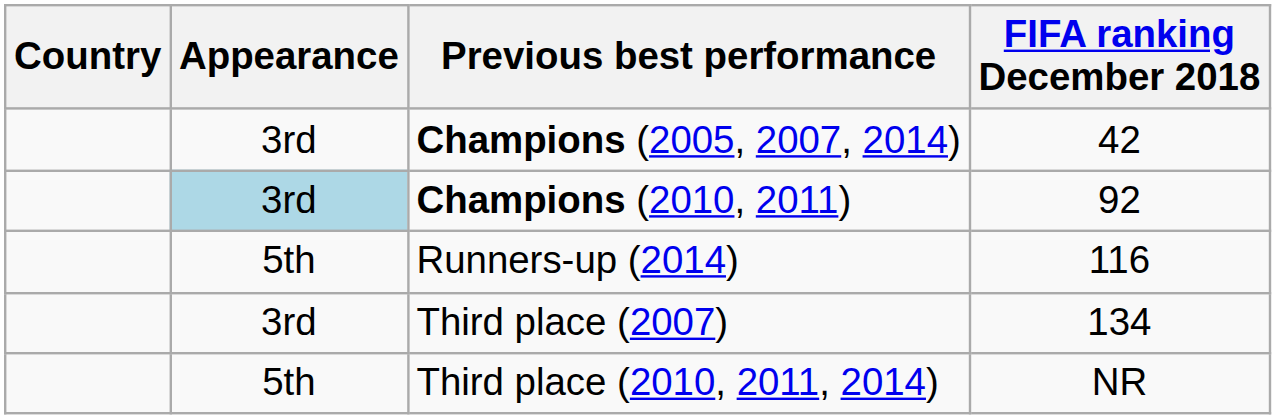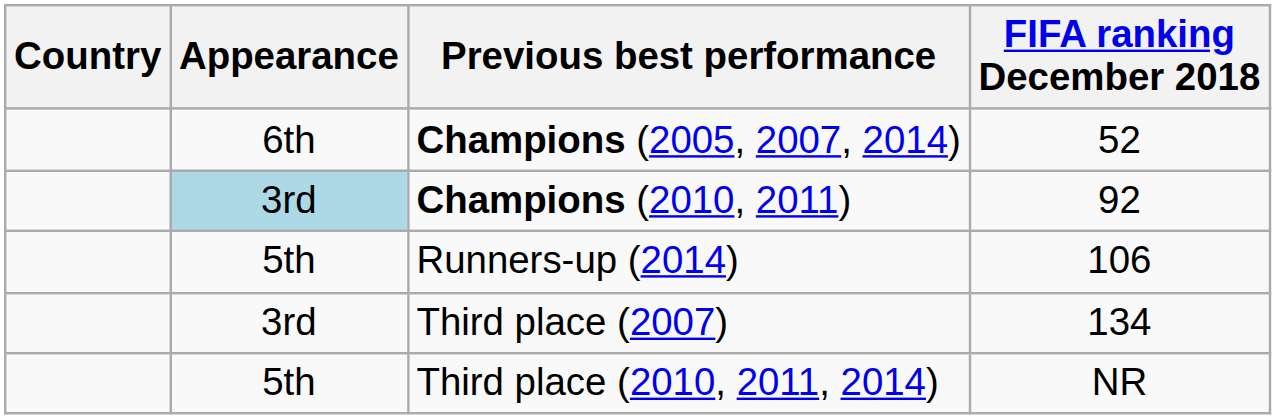(289, 139) 3rd -> (289, 139) 6th
(1119, 139) 42 -> (1119, 139) 52
(1119, 260) 116 -> (1119, 260) 106
